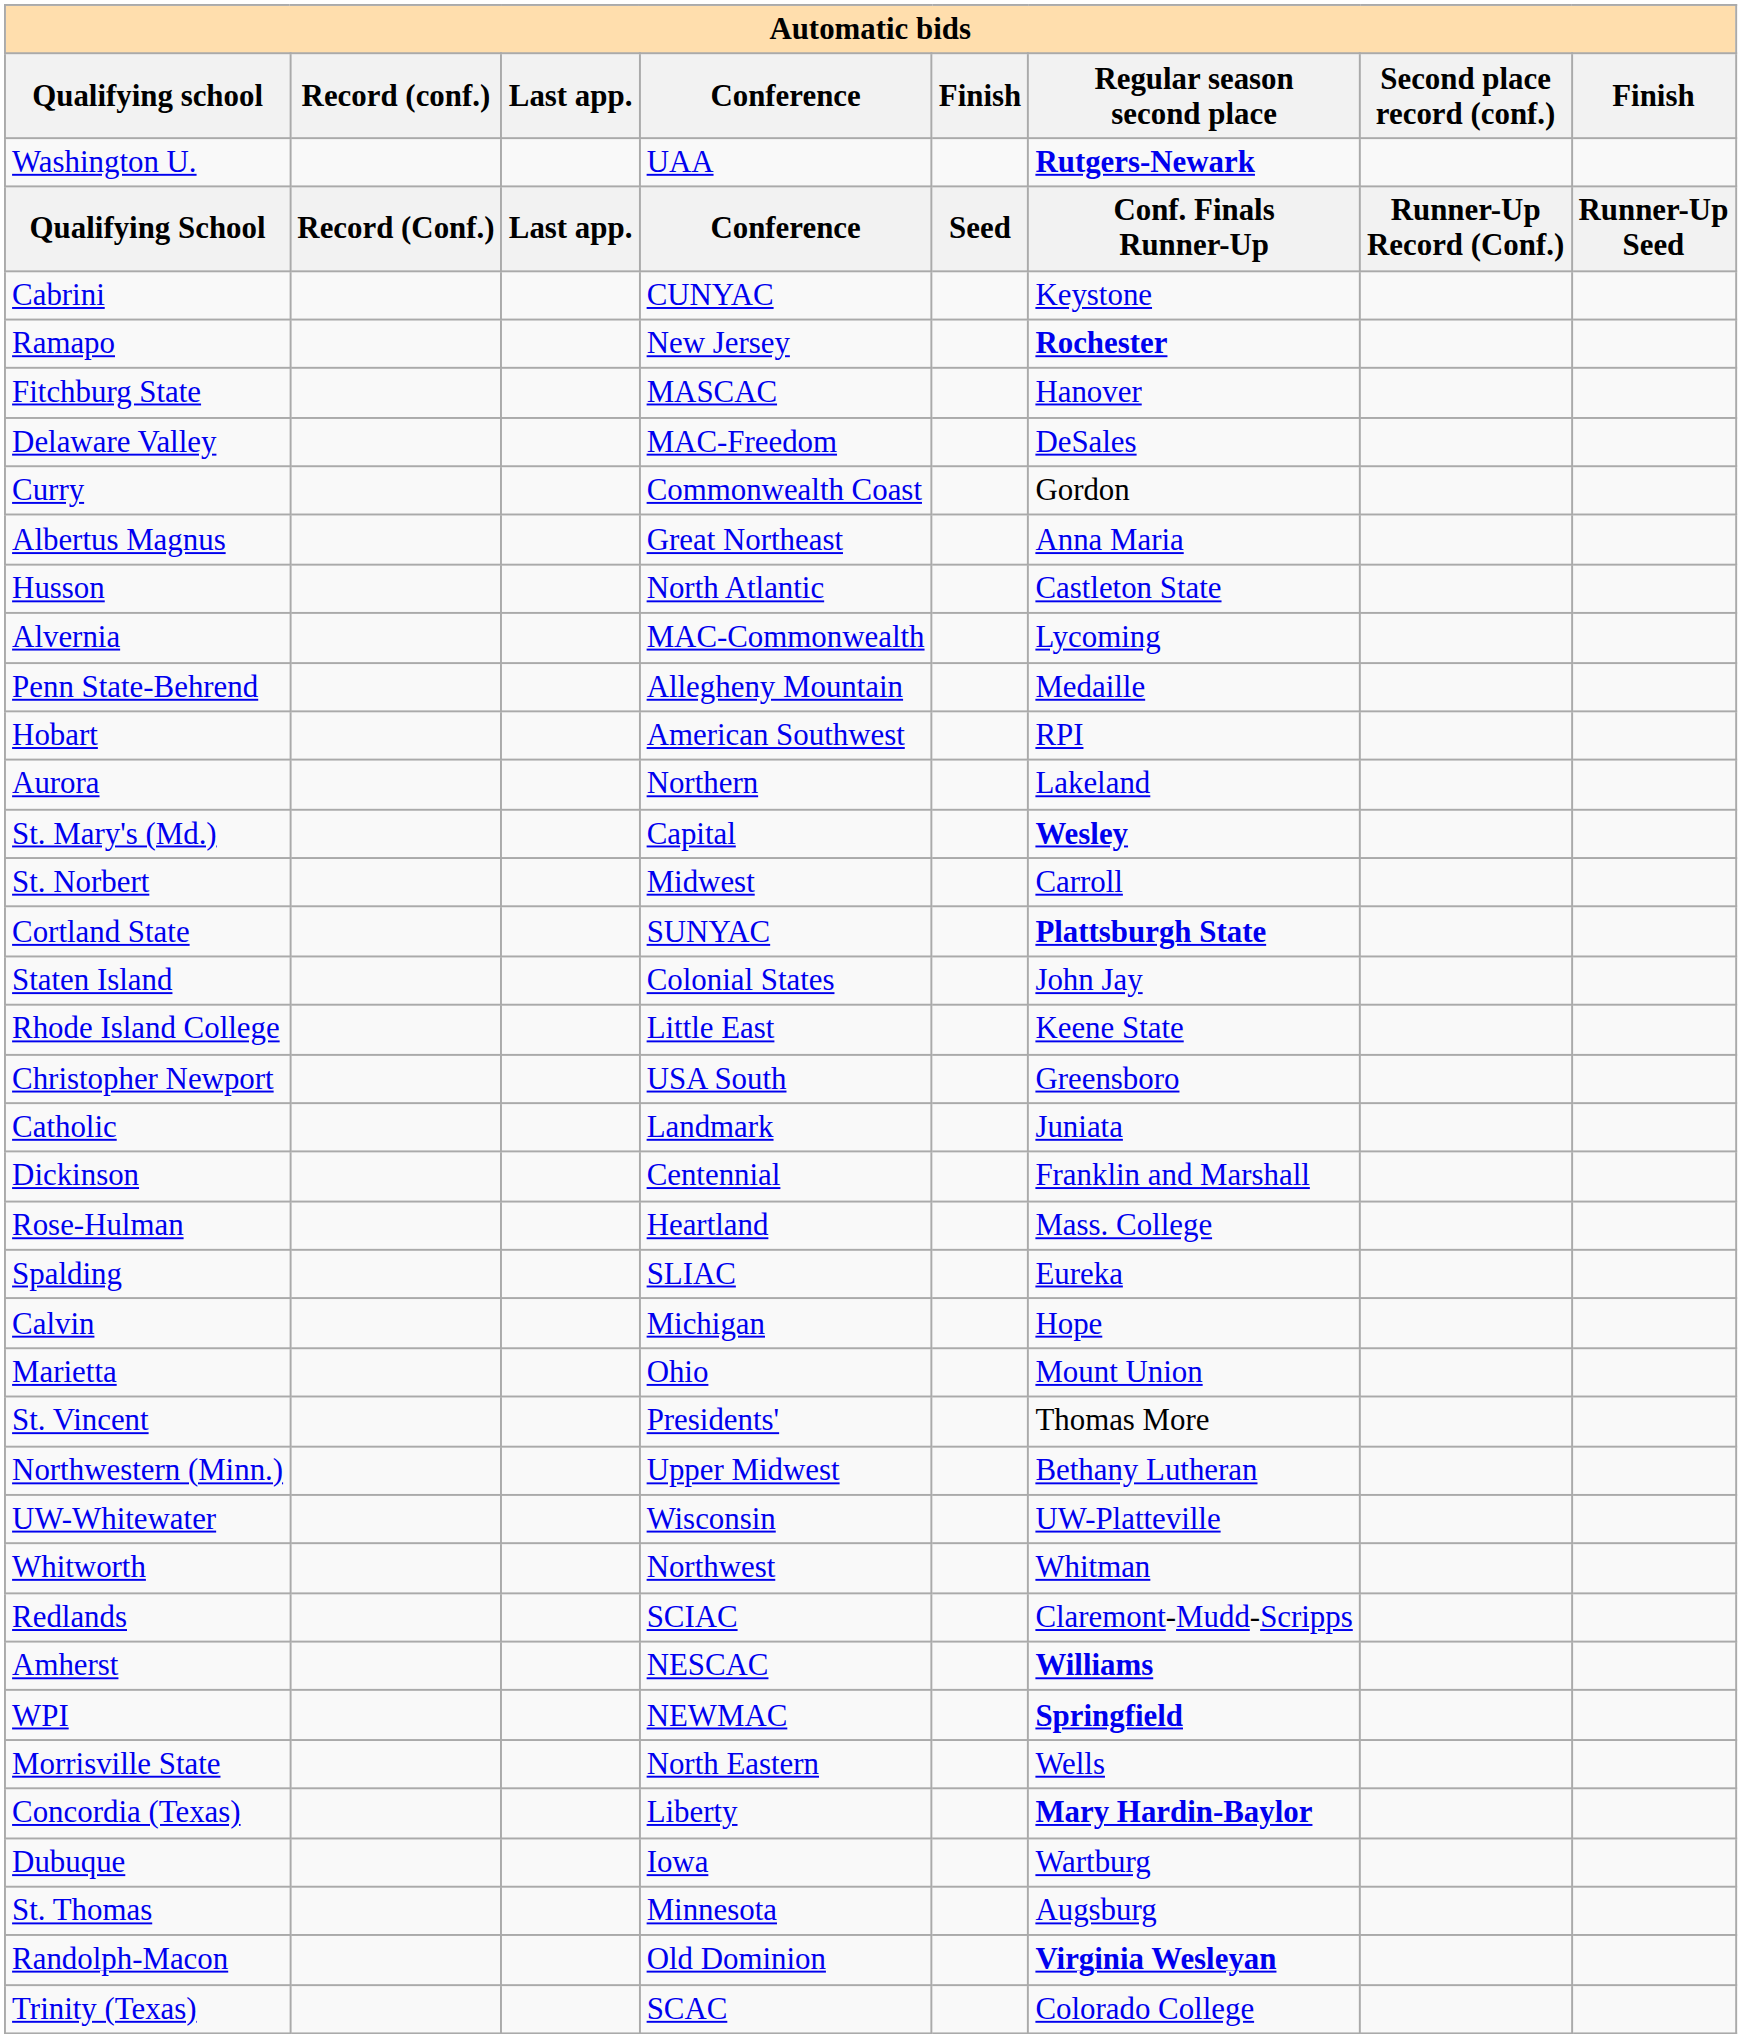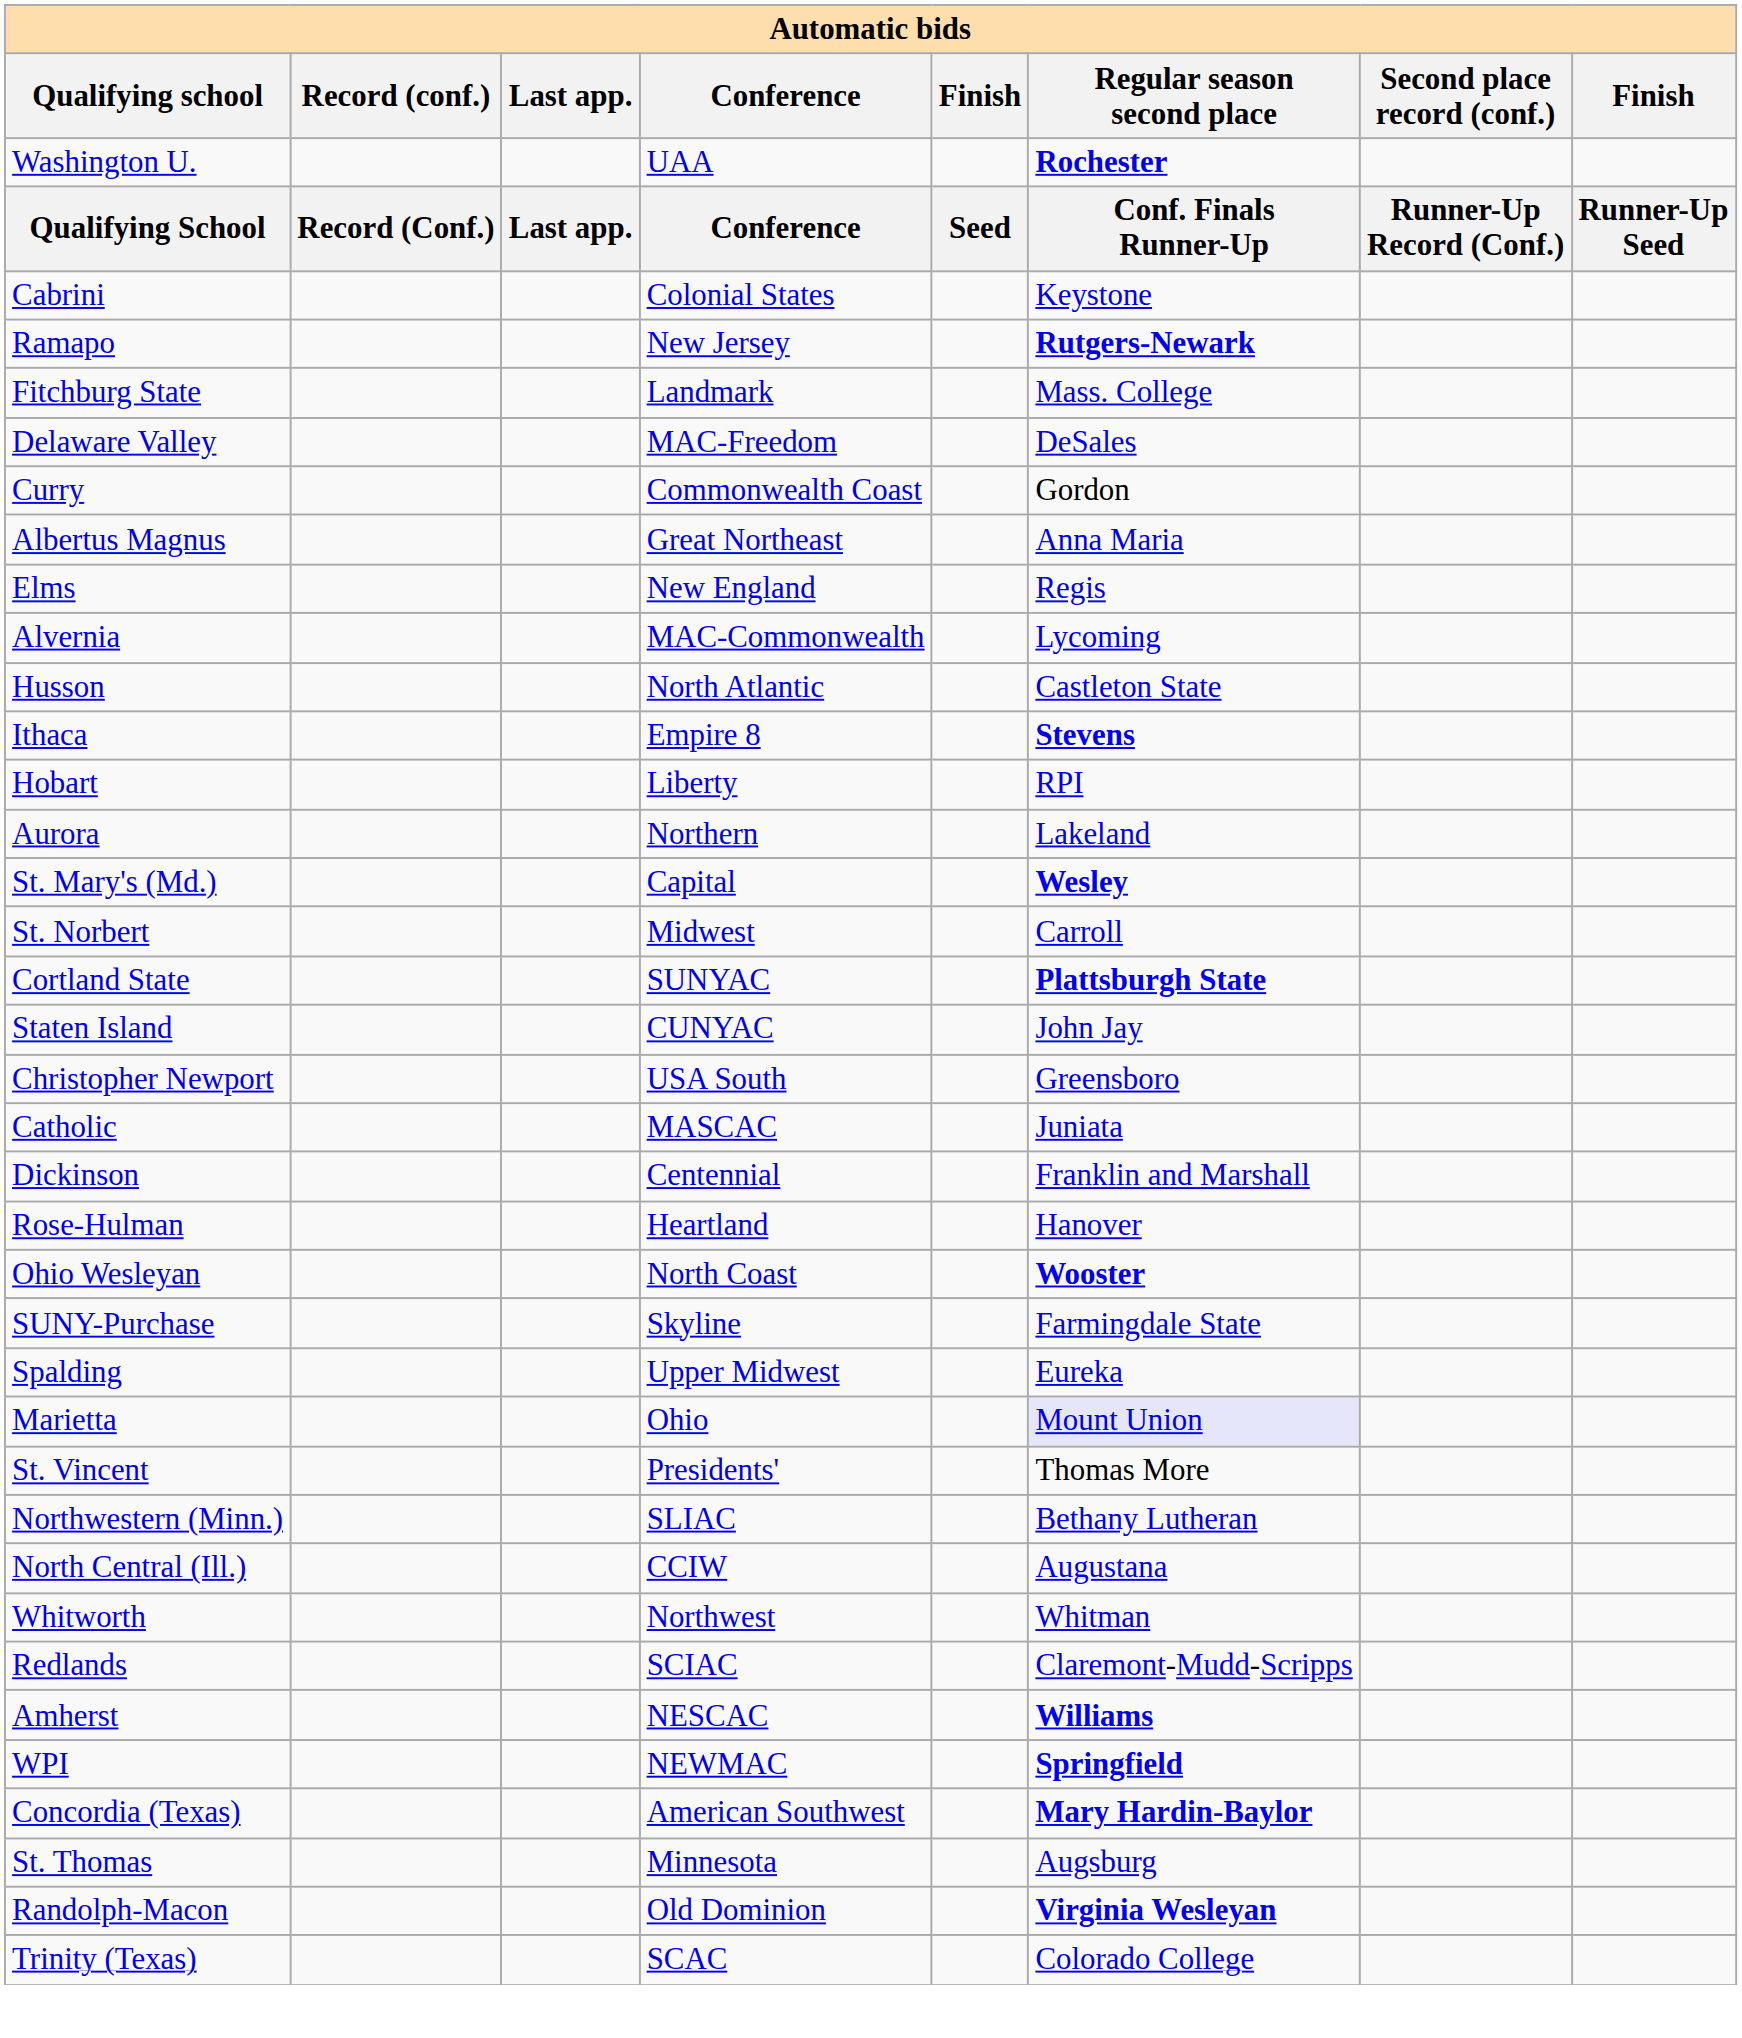(1145, 161) Rutgers-Newark -> (1101, 161) Rochester
(710, 294) CUNYAC -> (741, 294) Colonial States
(1101, 343) Rochester -> (1145, 343) Rutgers-Newark
(712, 392) MASCAC -> (710, 392) Landmark
(1089, 392) Hanover -> (1124, 392) Mass. College
+ row: (44, 588)
rows swapped: (58, 588) <-> (66, 637)
- row: (135, 686)
+ row: (50, 735)
(776, 735) American Southwest -> (692, 784) Liberty
(741, 979) Colonial States -> (710, 1028) CUNYAC
- row: (146, 1028)
(710, 1126) Landmark -> (712, 1126) MASCAC
(1124, 1224) Mass. College -> (1089, 1224) Hanover
+ row: (106, 1273)
+ row: (113, 1322)
(691, 1273) SLIAC -> (743, 1371) Upper Midwest
- row: (53, 1322)
(1119, 1371) no background -> (1119, 1420) lavender background
(743, 1469) Upper Midwest -> (691, 1518) SLIAC
- row: (114, 1518)
+ row: (129, 1567)
- row: (116, 1763)
(692, 1812) Liberty -> (776, 1812) American Southwest
- row: (69, 1861)
